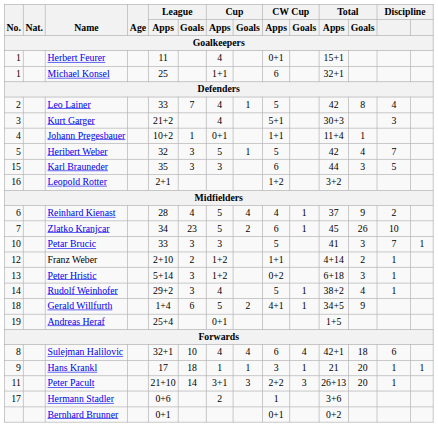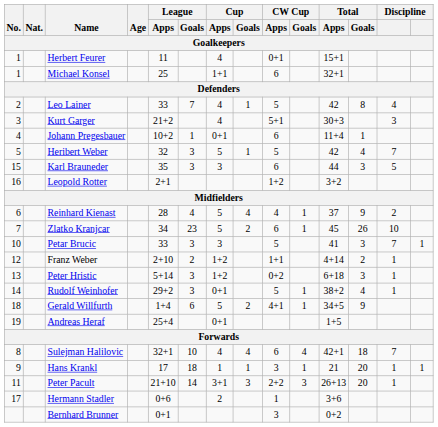(276, 136) 1+1 -> (276, 136) 6
(220, 290) 4 -> (220, 290) 0+1
(394, 352) 6 -> (394, 352) 7
(276, 414) 0+1 -> (276, 414) 3
